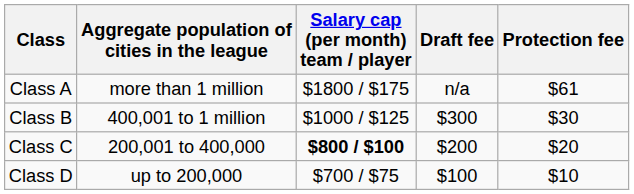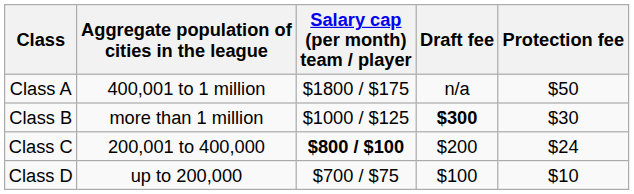(186, 89) more than 1 million -> (186, 89) 400,001 to 1 million
(563, 89) $61 -> (563, 89) $50
(186, 118) 400,001 to 1 million -> (186, 118) more than 1 million
(457, 118) normal -> (457, 118) bold
(563, 147) $20 -> (563, 147) $24
